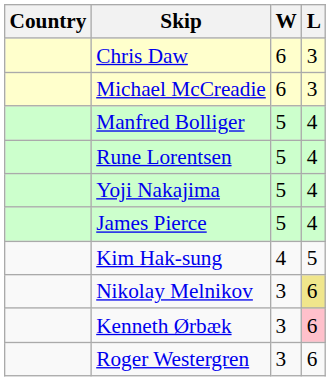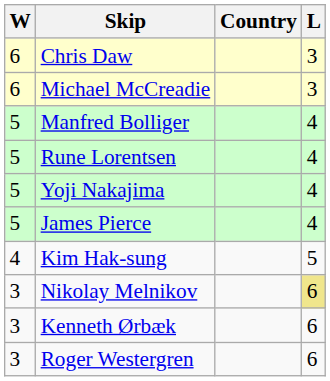columns swapped: (48, 21) <-> (286, 21)
(312, 325) pink background -> (312, 325) no background
